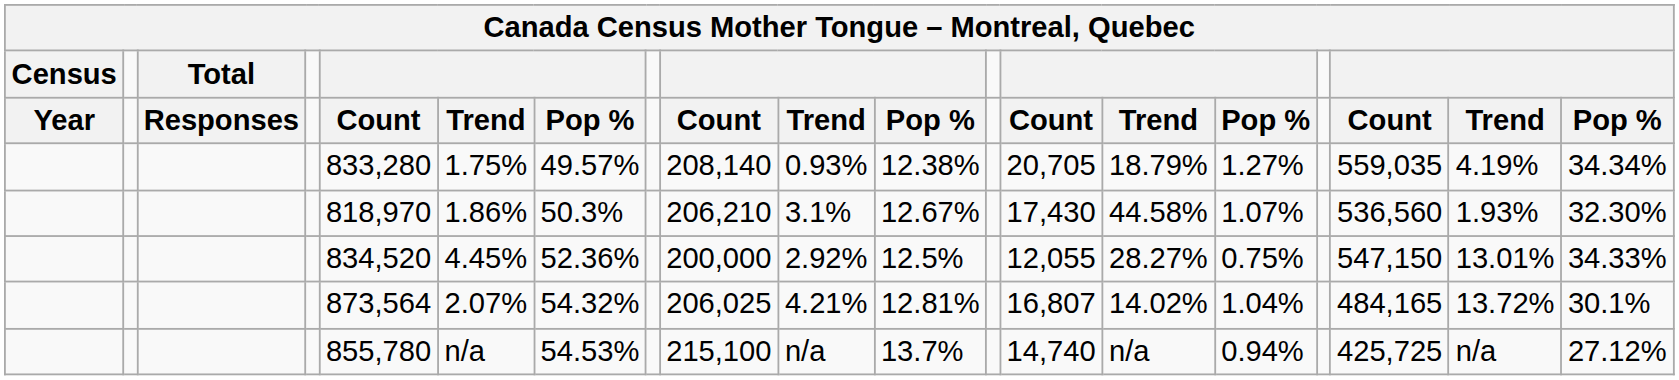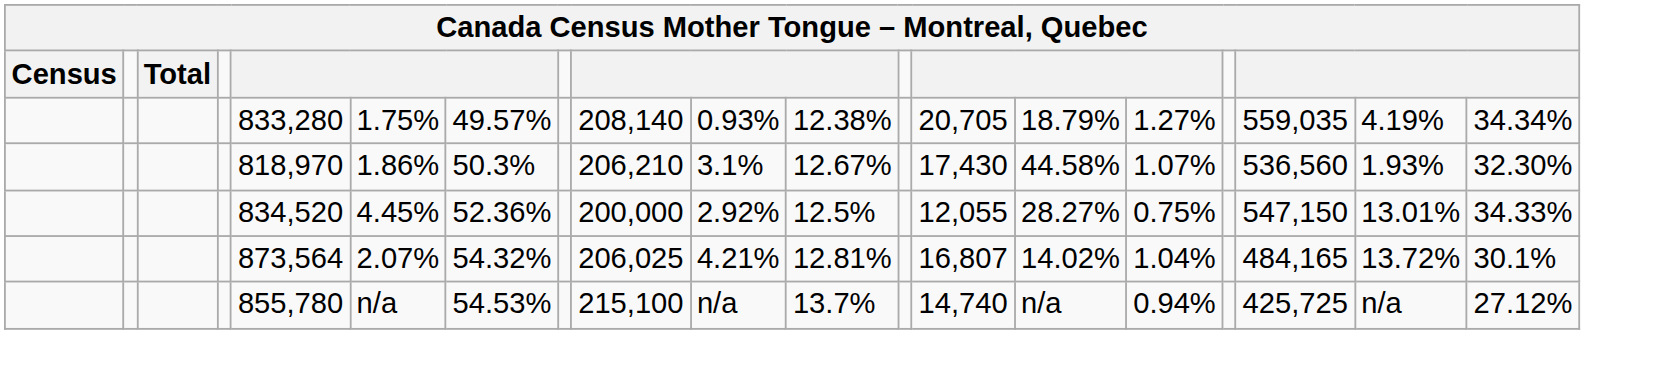- row: (64, 119)
